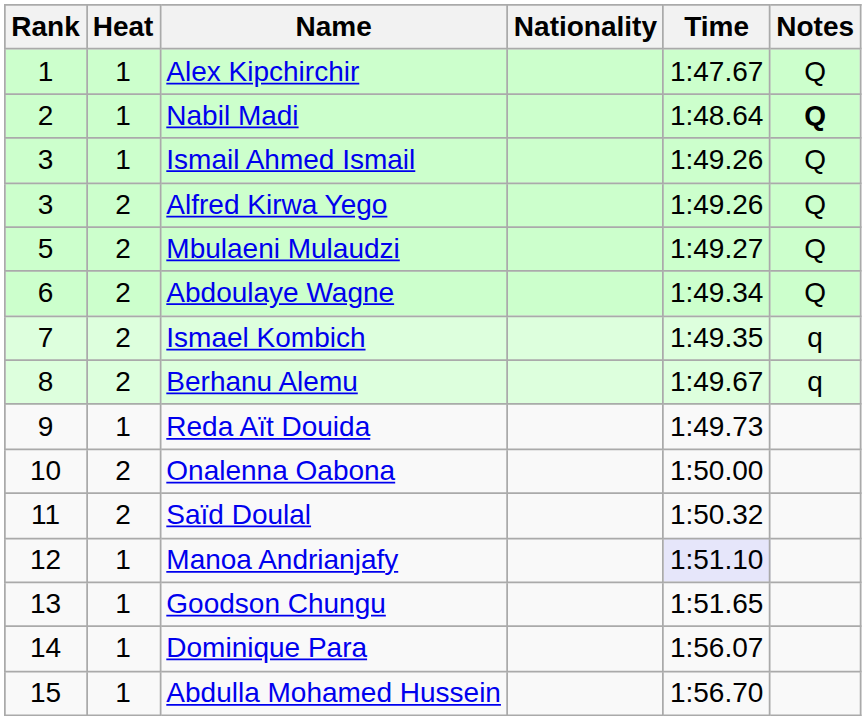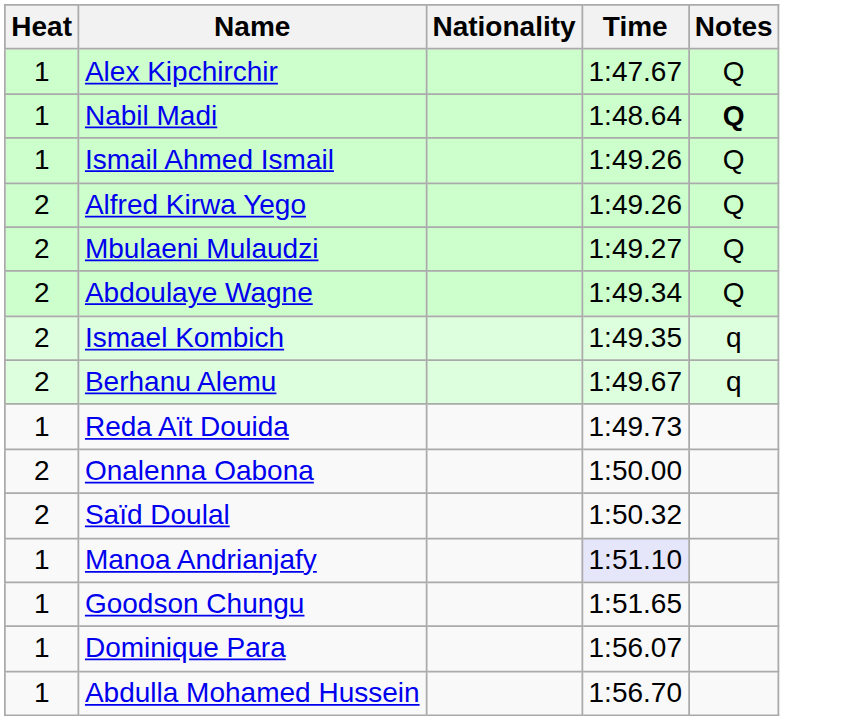- column: (46, 26)
